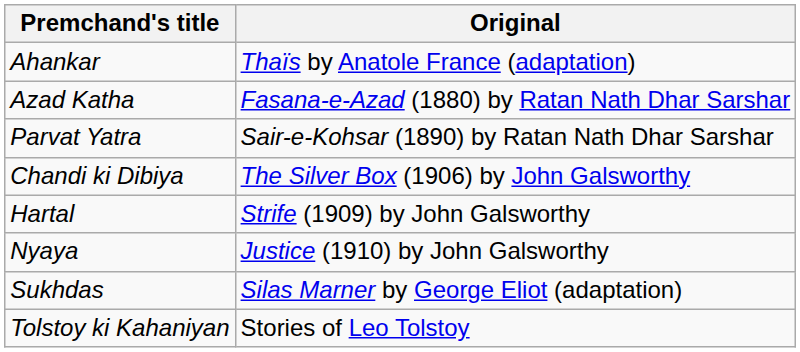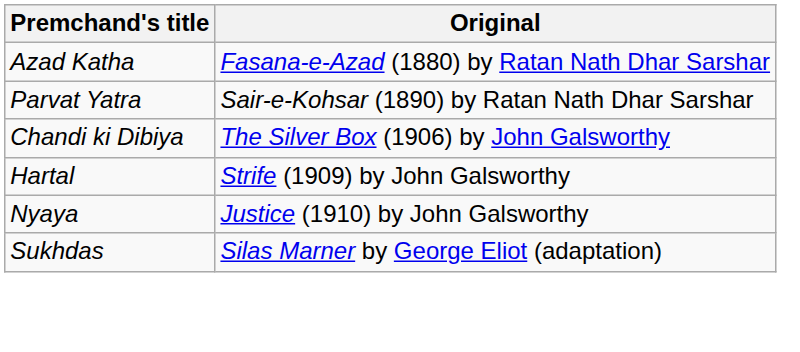- row: (55, 61)
- row: (120, 328)
